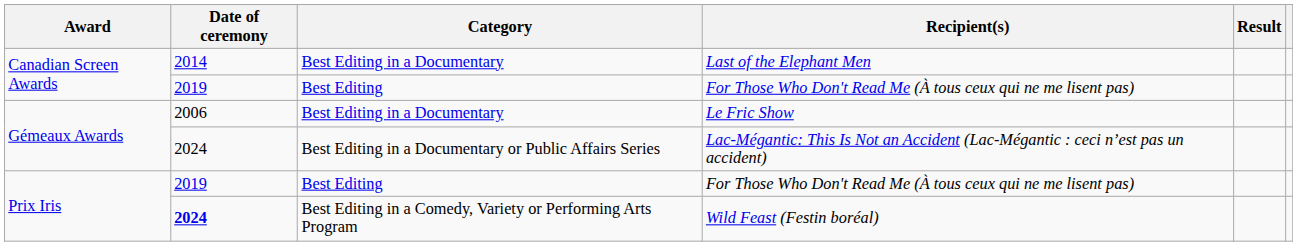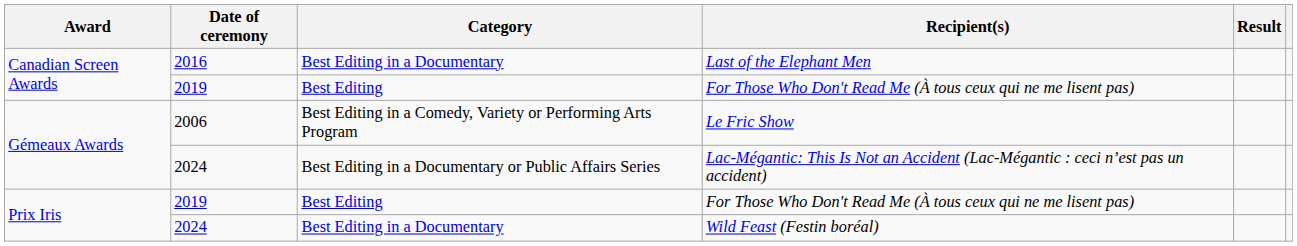(191, 61) 2014 -> (191, 61) 2016
(403, 113) Best Editing in a Documentary -> (476, 122) Best Editing in a Comedy, Variety or Performing Arts Program
(191, 218) bold -> (191, 227) normal
(476, 218) Best Editing in a Comedy, Variety or Performing Arts Program -> (403, 227) Best Editing in a Documentary
